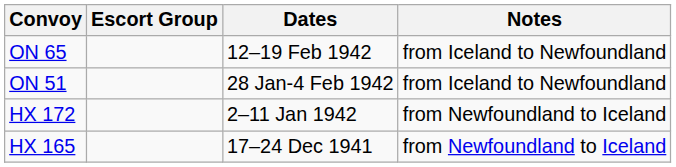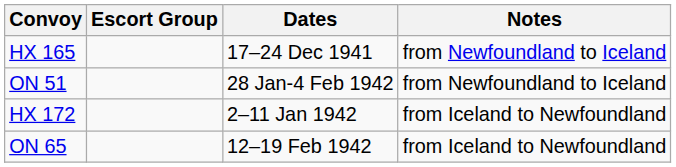rows swapped: (42, 146) <-> (38, 51)
(535, 83) from Iceland to Newfoundland -> (535, 83) from Newfoundland to Iceland
(535, 114) from Newfoundland to Iceland -> (535, 114) from Iceland to Newfoundland
